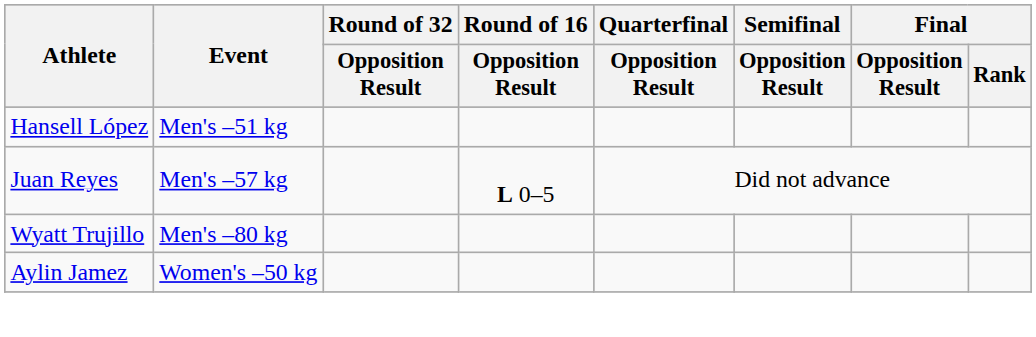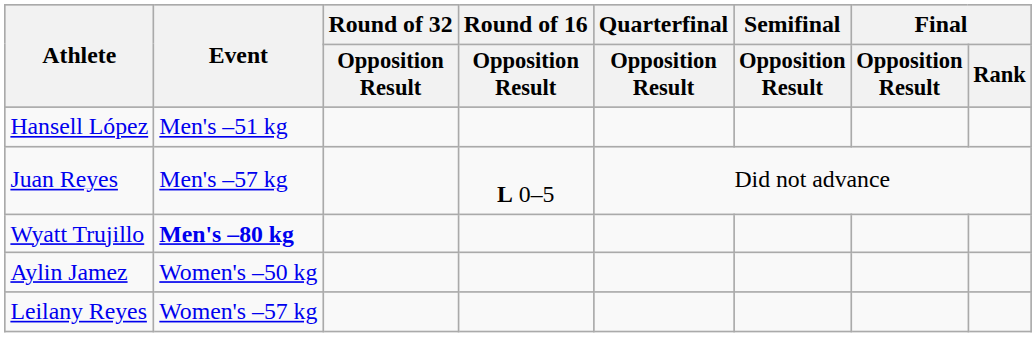(223, 233) normal -> (227, 233) bold
+ row: (79, 311)
